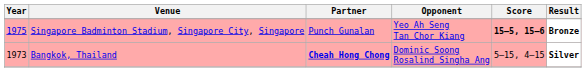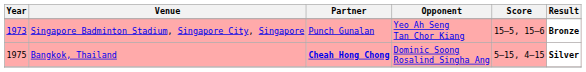(17, 30) 1975 -> (17, 30) 1973
(519, 30) bold -> (519, 30) normal
(17, 55) 1973 -> (17, 55) 1975
